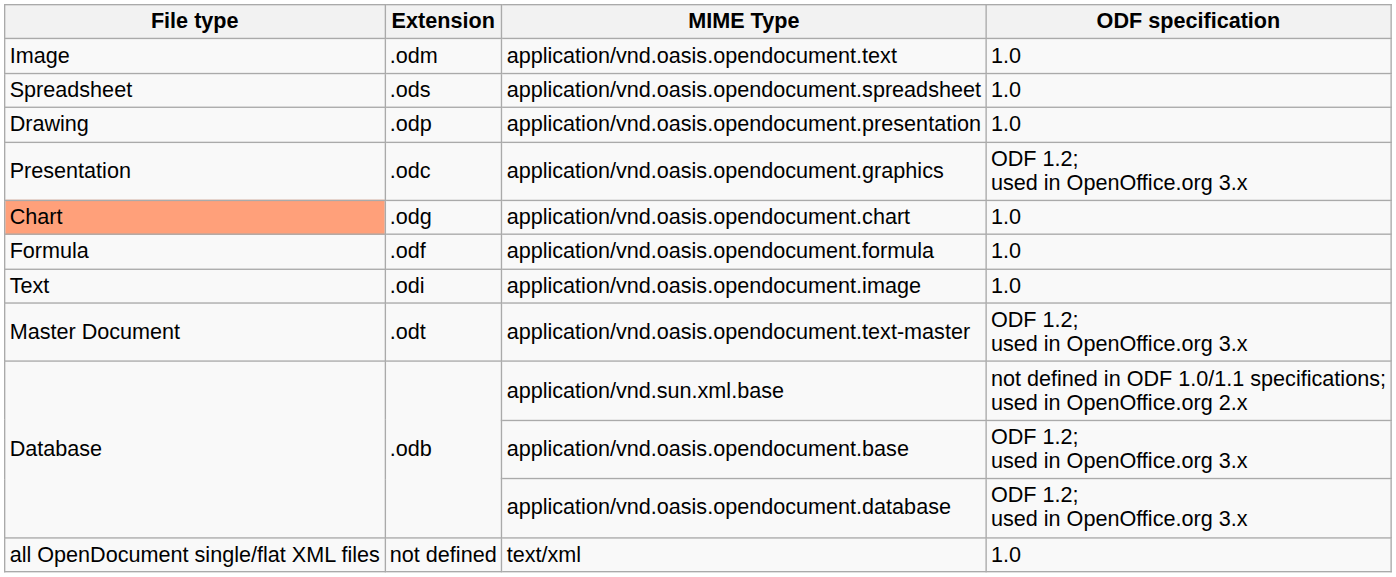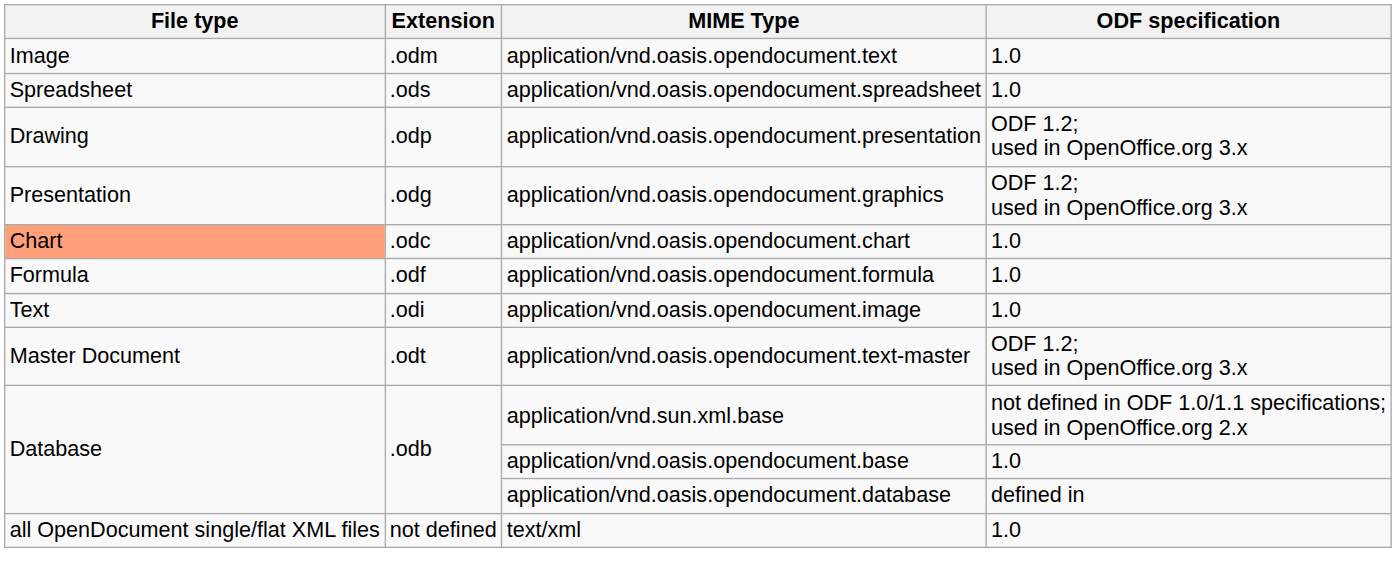(1006, 124) 1.0 -> (1119, 136) ODF 1.2; used in OpenOffice.org 3.x
(410, 170) .odc -> (411, 195) .odg
(411, 217) .odg -> (410, 241) .odc
(1119, 449) ODF 1.2; used in OpenOffice.org 3.x -> (1006, 461) 1.0
(1119, 507) ODF 1.2; used in OpenOffice.org 3.x -> (1038, 495) defined in
